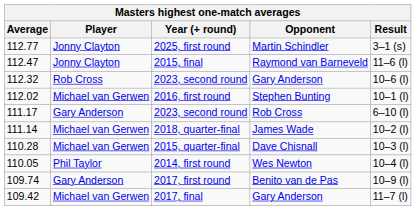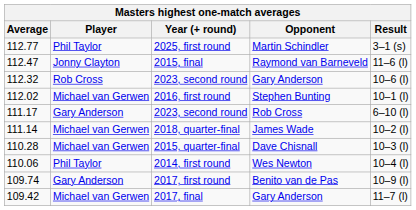(86, 46) Jonny Clayton -> (77, 46) Phil Taylor
(23, 163) 110.05 -> (23, 163) 110.06
